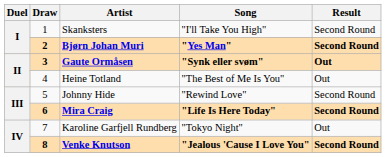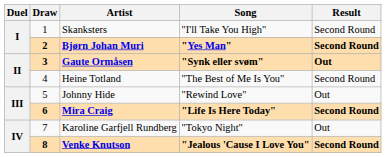(322, 78) Out -> (345, 78) Second Round
(345, 95) Second Round -> (322, 95) Out
